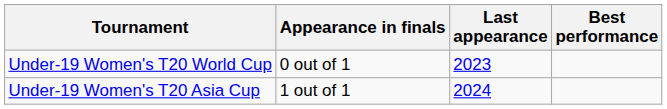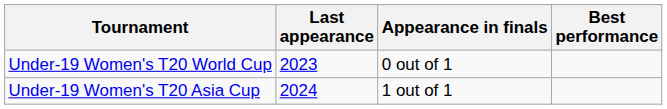columns swapped: (363, 27) <-> (501, 27)
